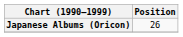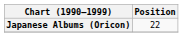(155, 25) 26 -> (155, 25) 22
